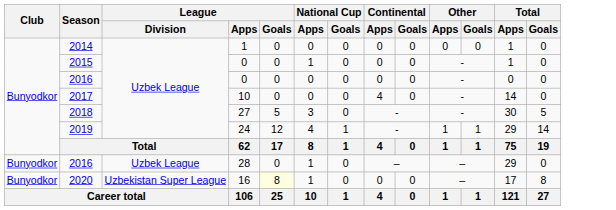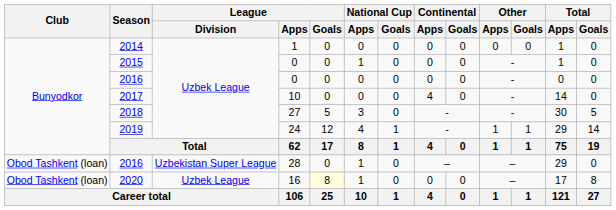(32, 163) Bunyodkor -> (57, 163) Obod Tashkent (loan)
(165, 163) Uzbek League -> (216, 163) Uzbekistan Super League
(32, 180) Bunyodkor -> (57, 180) Obod Tashkent (loan)
(165, 180) Uzbekistan Super League -> (216, 180) Uzbek League
